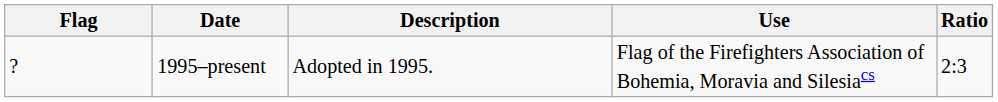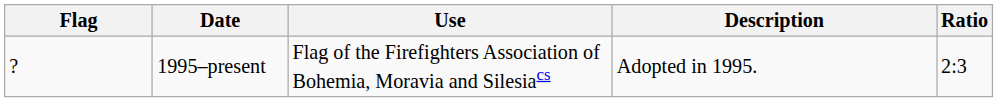columns swapped: (774, 20) <-> (450, 20)
